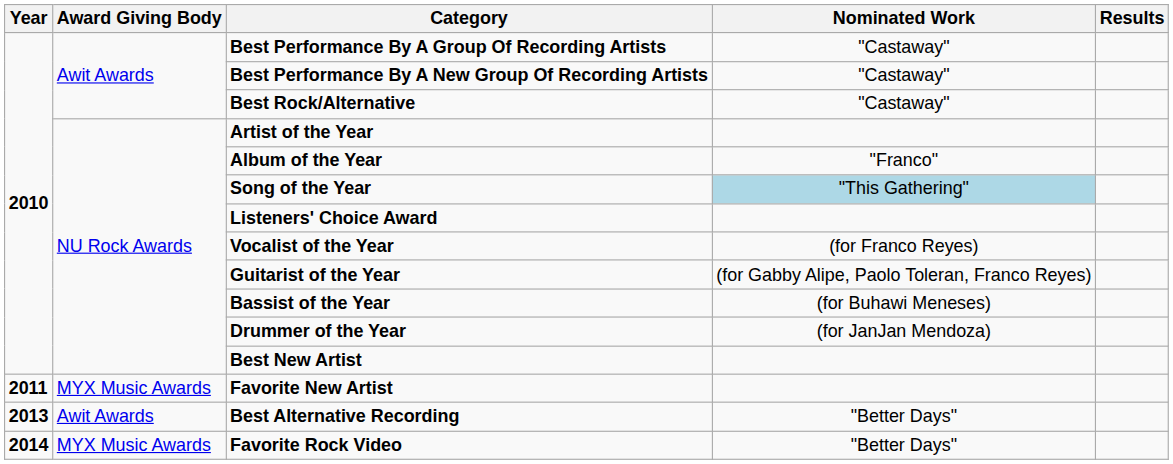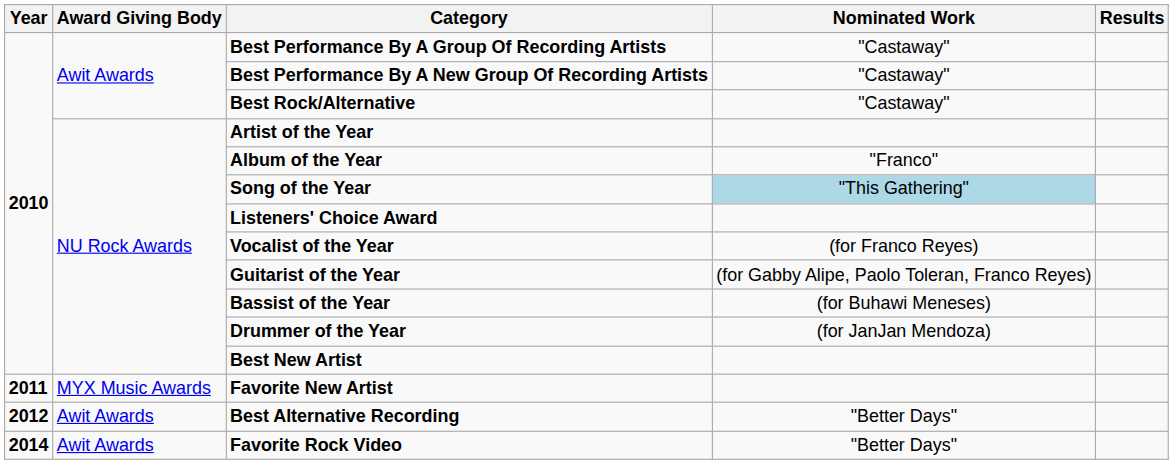(29, 416) 2013 -> (29, 416) 2012
(134, 445) MYX Music Awards -> (105, 445) Awit Awards
